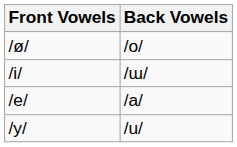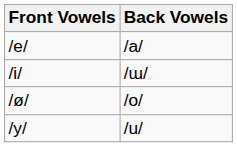rows swapped: (18, 100) <-> (19, 45)
